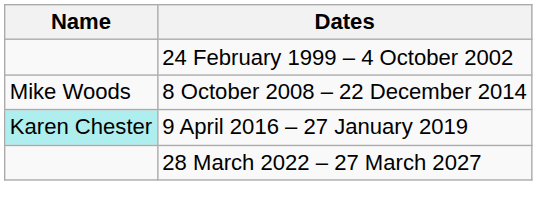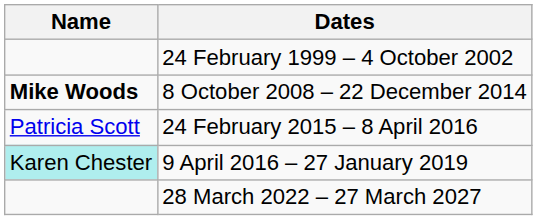(70, 92) normal -> (74, 92) bold
+ row: (320, 127)
